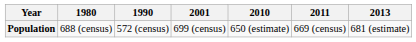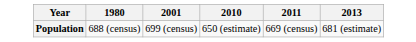- column: (143, 12)
